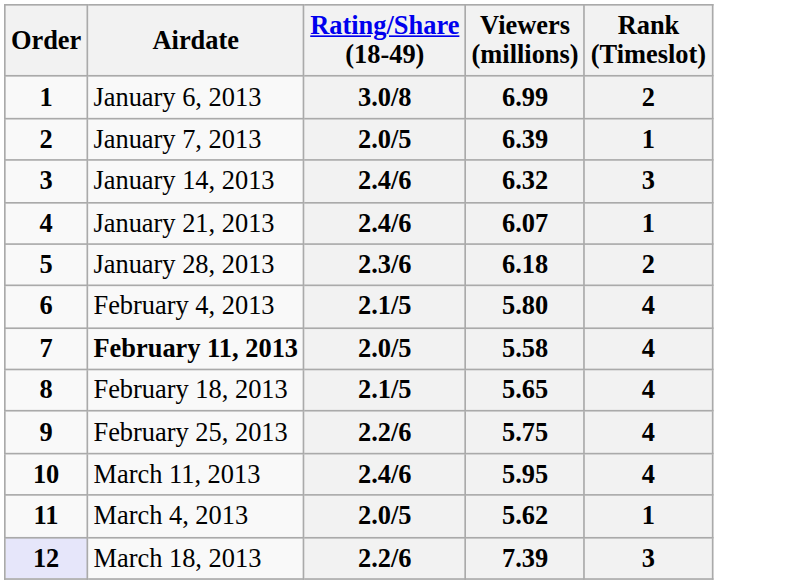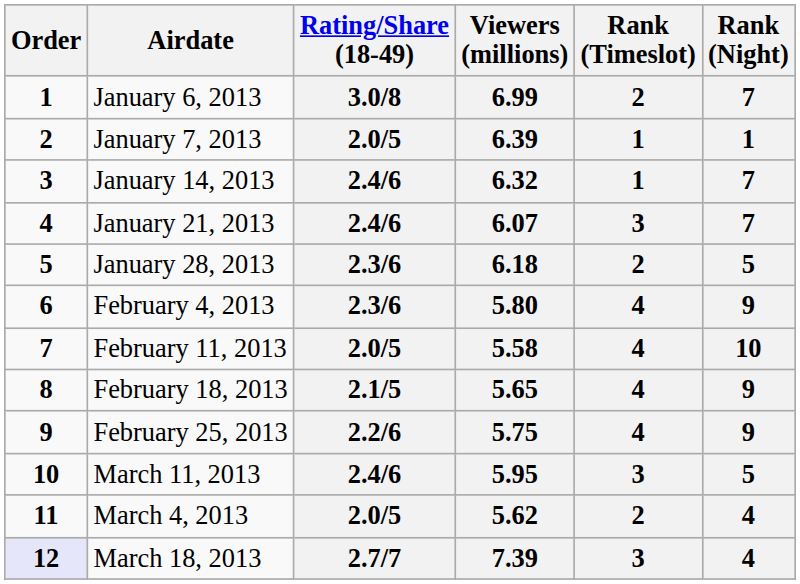+ column: (748, 40)
(648, 180) 3 -> (638, 180) 1
(648, 222) 1 -> (638, 222) 3
(385, 306) 2.1/5 -> (375, 306) 2.3/6
(196, 348) bold -> (190, 348) normal
(648, 473) 4 -> (638, 473) 3
(648, 515) 1 -> (638, 515) 2
(385, 557) 2.2/6 -> (375, 557) 2.7/7
